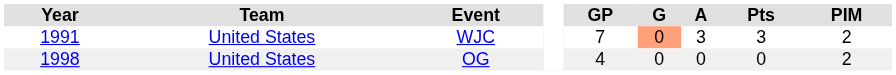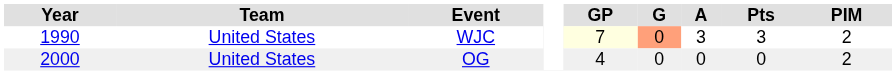(60, 37) 1991 -> (60, 37) 1990
(600, 37) no background -> (600, 37) lightyellow background
(60, 59) 1998 -> (60, 59) 2000
